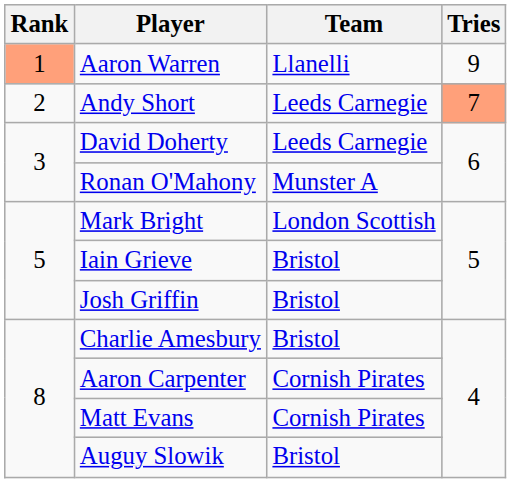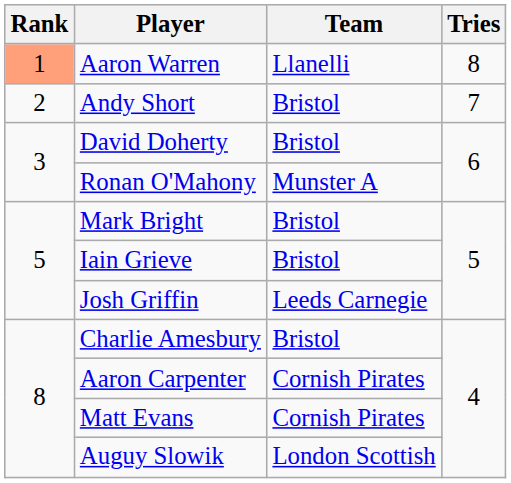(474, 63) 9 -> (474, 63) 8
(350, 102) Leeds Carnegie -> (306, 102) Bristol
(474, 102) lightsalmon background -> (474, 102) no background
(350, 142) Leeds Carnegie -> (306, 142) Bristol
(354, 220) London Scottish -> (306, 220) Bristol
(306, 299) Bristol -> (350, 299) Leeds Carnegie
(306, 456) Bristol -> (354, 456) London Scottish
